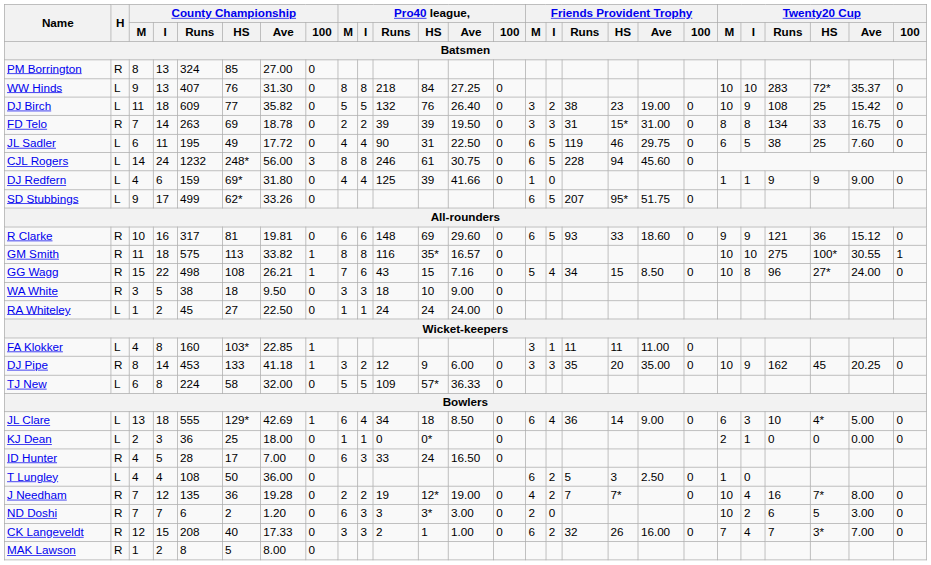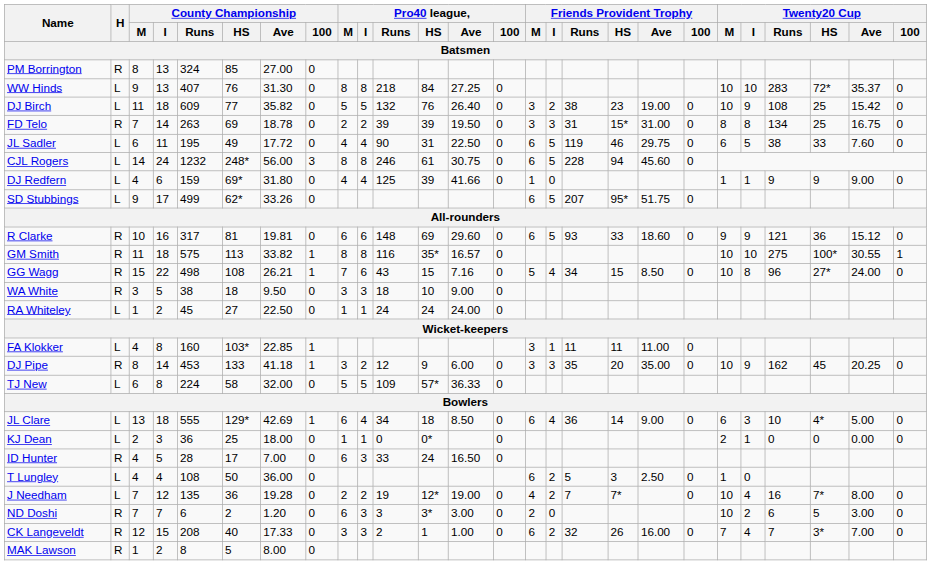(820, 124) 33 -> (820, 124) 25
(820, 143) 25 -> (820, 143) 33
(118, 495) R -> (117, 495) L
